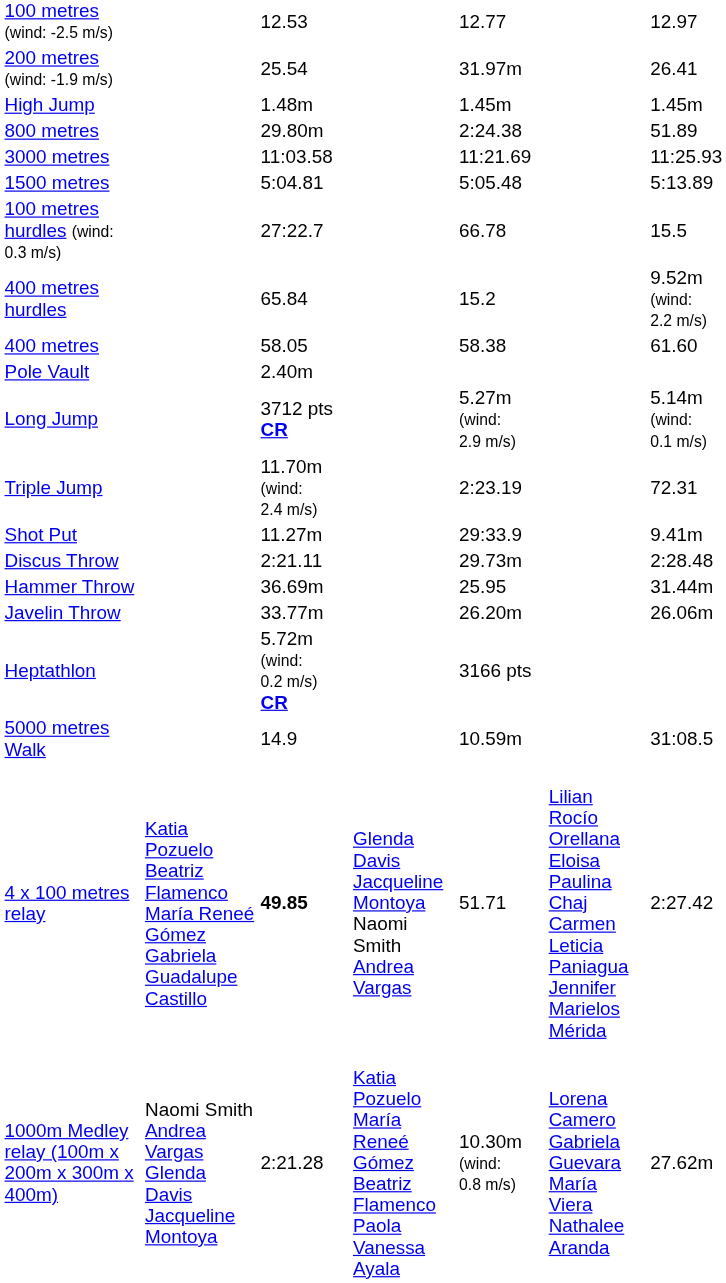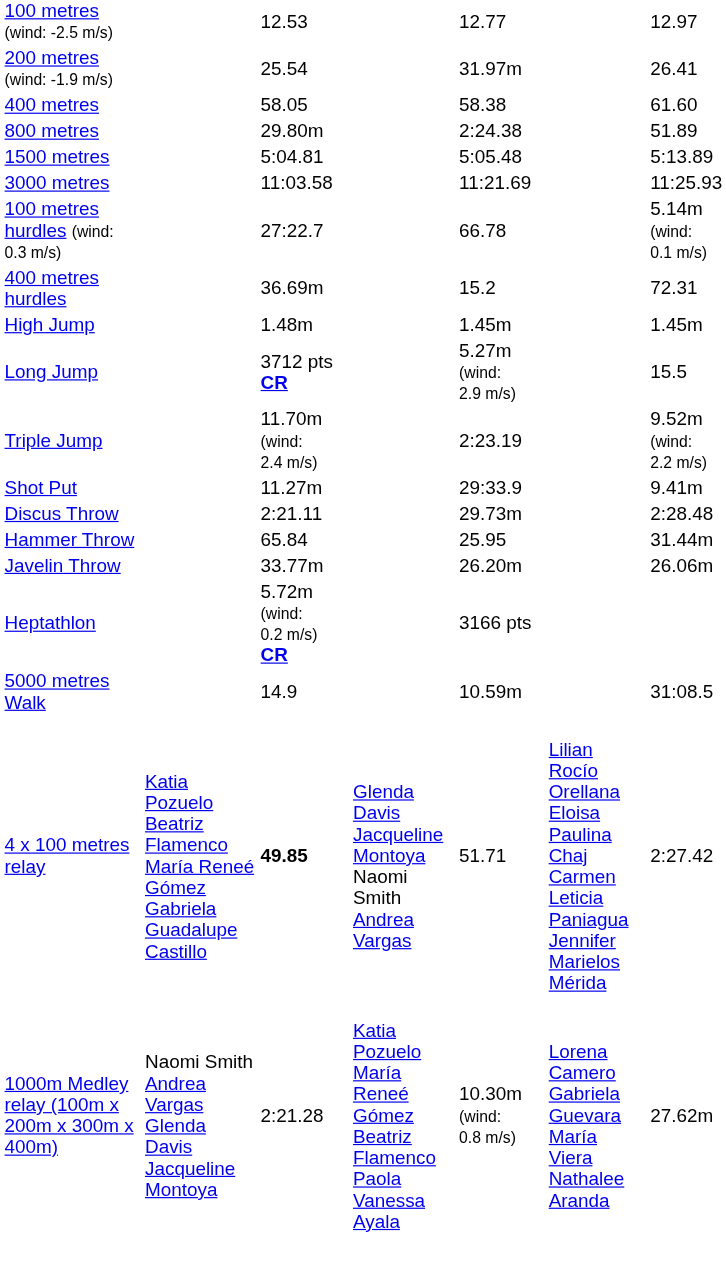rows swapped: (52, 346) <-> (50, 105)
rows swapped: (57, 183) <-> (57, 157)
(669, 230) 15.5 -> (679, 230) 5.14m (wind: 0.1 m/s)
(284, 298) 65.84 -> (292, 288) 36.69m
(679, 298) 9.52m (wind: 2.2 m/s) -> (674, 288) 72.31
- row: (47, 372)
(679, 419) 5.14m (wind: 0.1 m/s) -> (669, 372) 15.5
(674, 487) 72.31 -> (679, 440) 9.52m (wind: 2.2 m/s)
(292, 586) 36.69m -> (284, 539) 65.84
